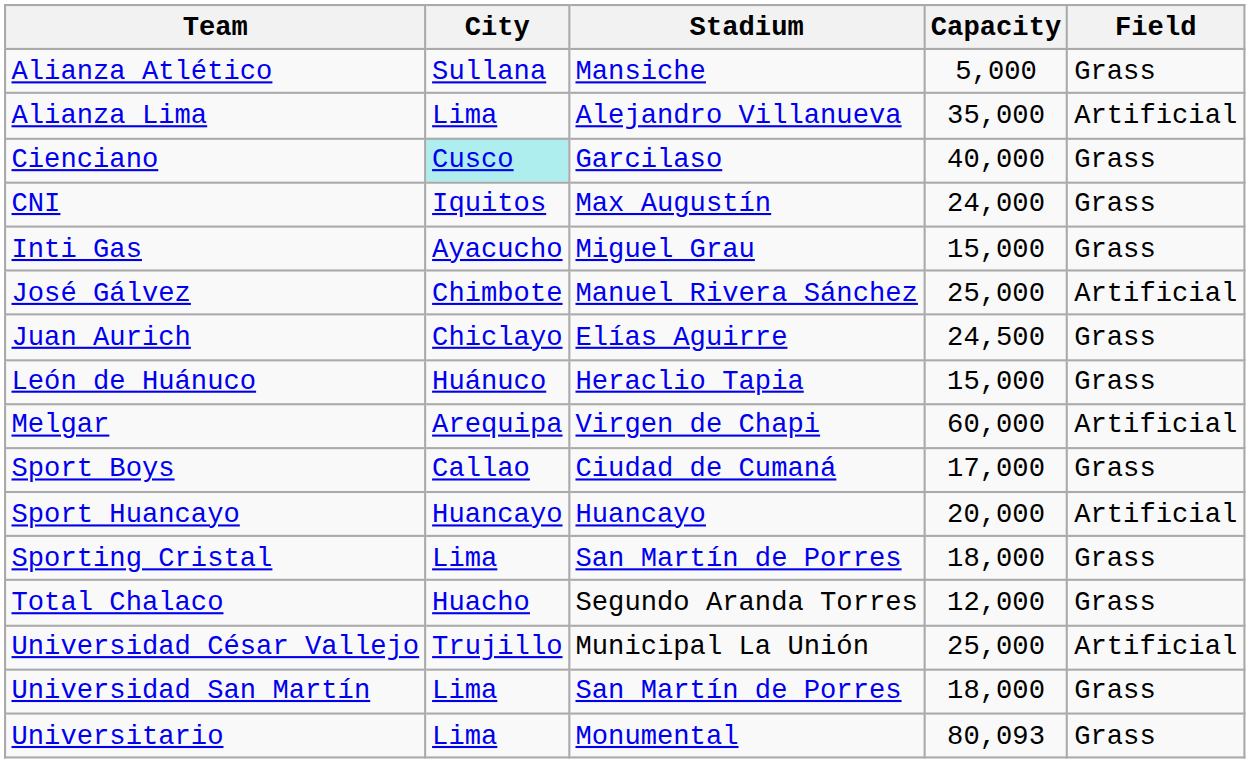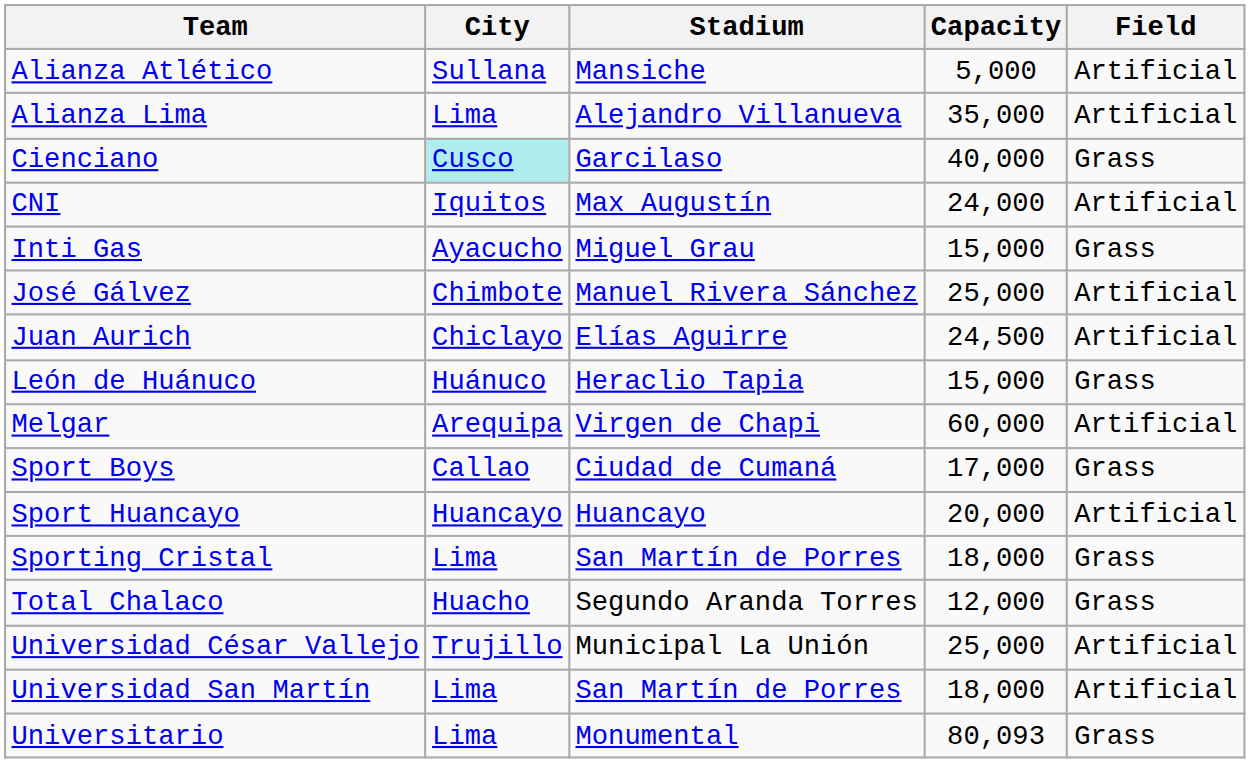(1115, 71) Grass -> (1156, 71) Artificial
(1115, 204) Grass -> (1156, 204) Artificial
(1115, 337) Grass -> (1156, 337) Artificial
(1115, 691) Grass -> (1156, 691) Artificial
